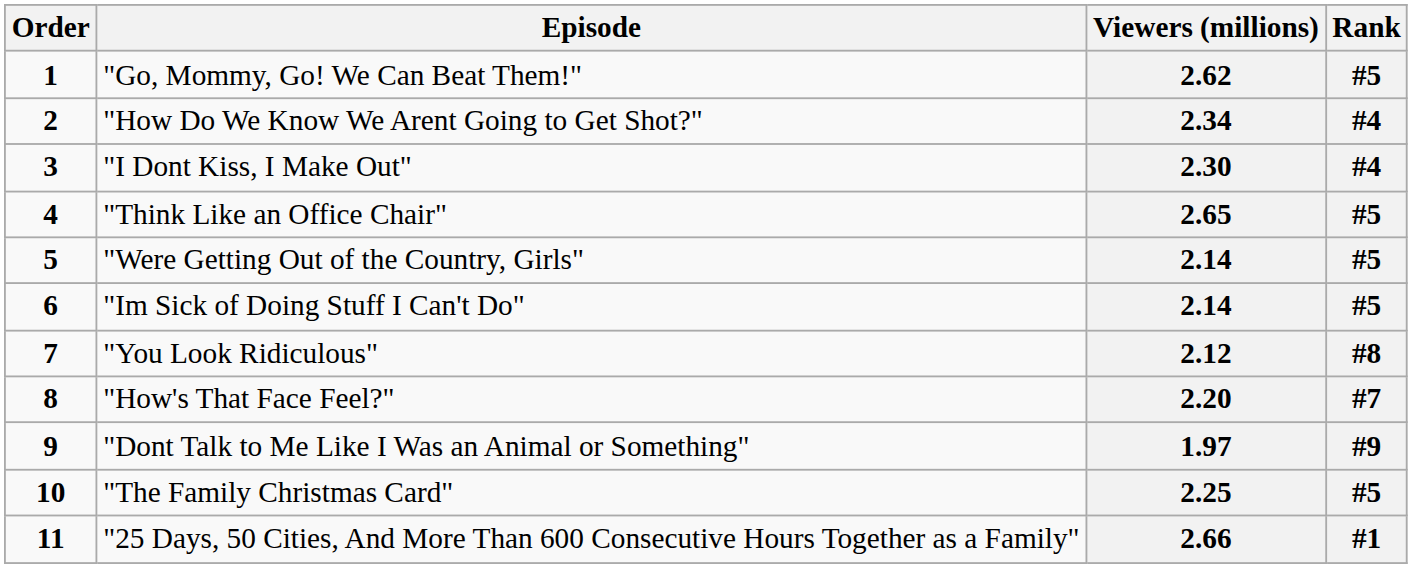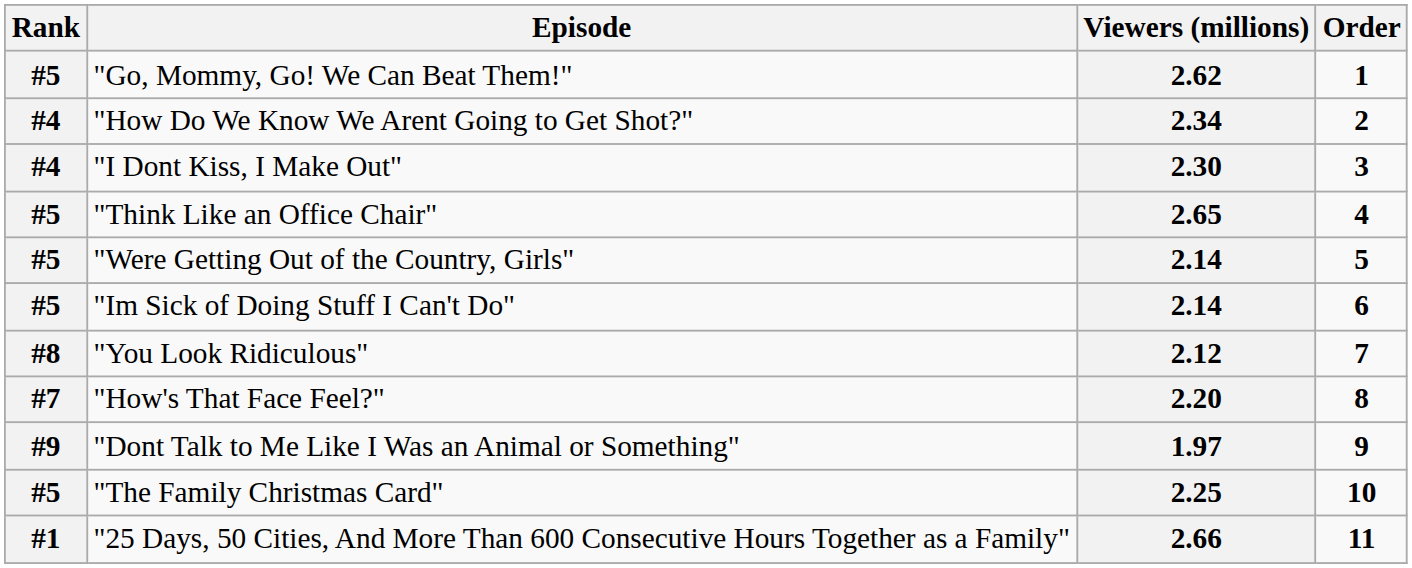columns swapped: (51, 27) <-> (1367, 27)
